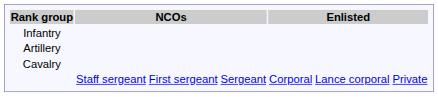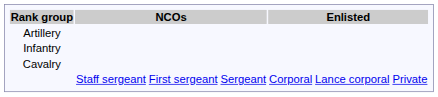rows swapped: (42, 32) <-> (42, 48)
